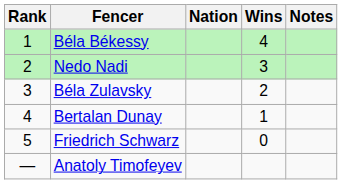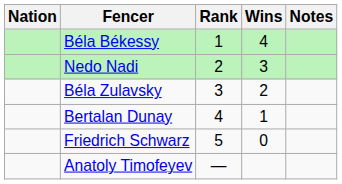columns swapped: (27, 16) <-> (213, 16)
